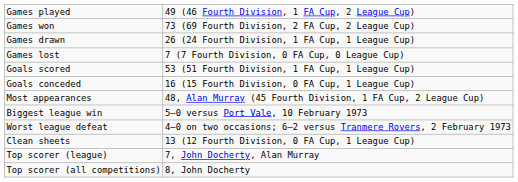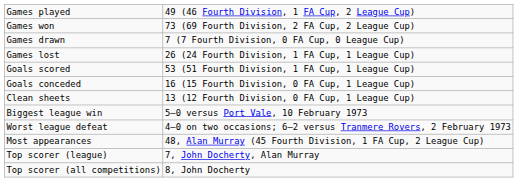(290, 40) 26 (24 Fourth Division, 1 FA Cup, 1 League Cup) -> (285, 40) 7 (7 Fourth Division, 0 FA Cup, 0 League Cup)
(285, 55) 7 (7 Fourth Division, 0 FA Cup, 0 League Cup) -> (290, 55) 26 (24 Fourth Division, 1 FA Cup, 1 League Cup)
rows swapped: (38, 141) <-> (49, 98)
